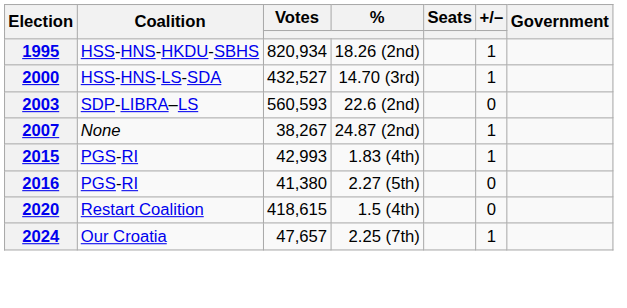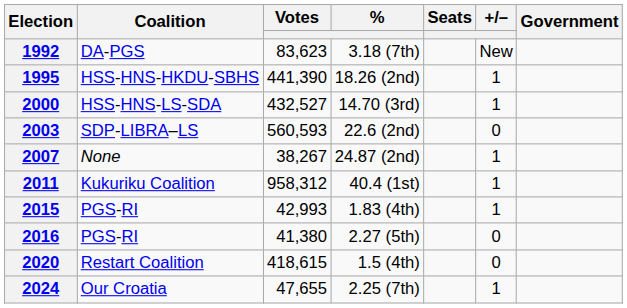+ row: (41, 51)
(297, 51) 820,934 -> (297, 78) 441,390
+ row: (41, 183)
(302, 236) 47,657 -> (302, 289) 47,655
